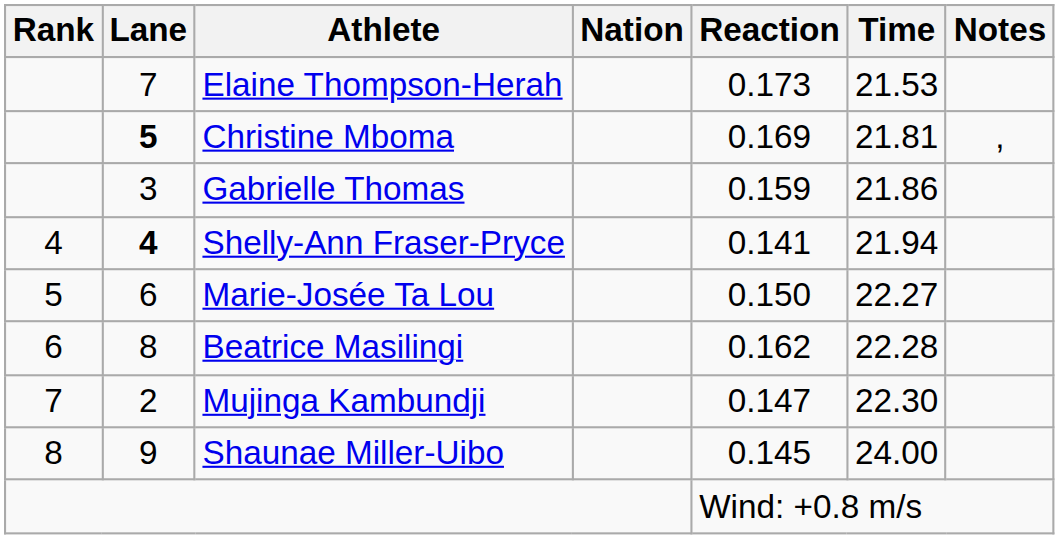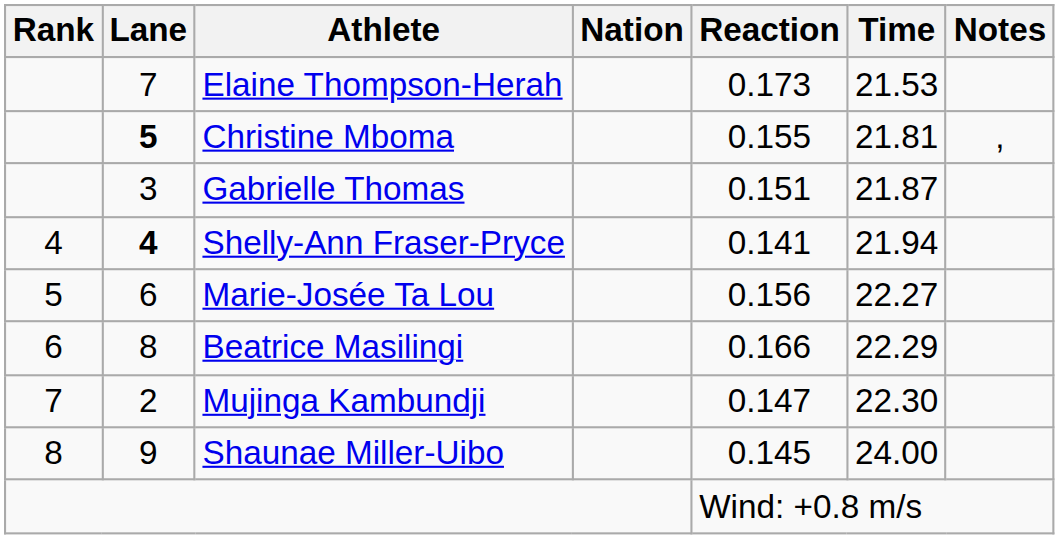(769, 136) 0.169 -> (769, 136) 0.155
(769, 189) 0.159 -> (769, 189) 0.151
(897, 189) 21.86 -> (897, 189) 21.87
(769, 294) 0.150 -> (769, 294) 0.156
(769, 347) 0.162 -> (769, 347) 0.166
(897, 347) 22.28 -> (897, 347) 22.29
